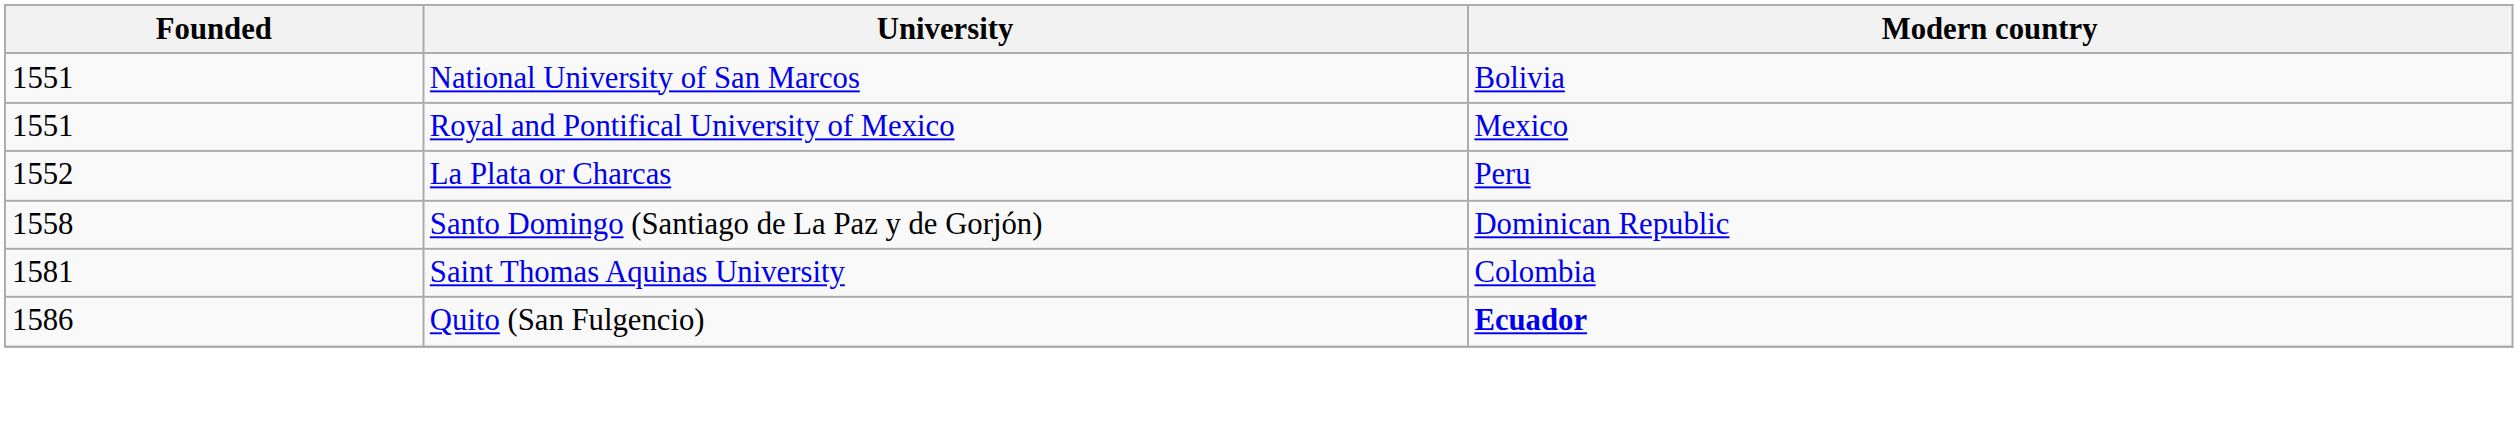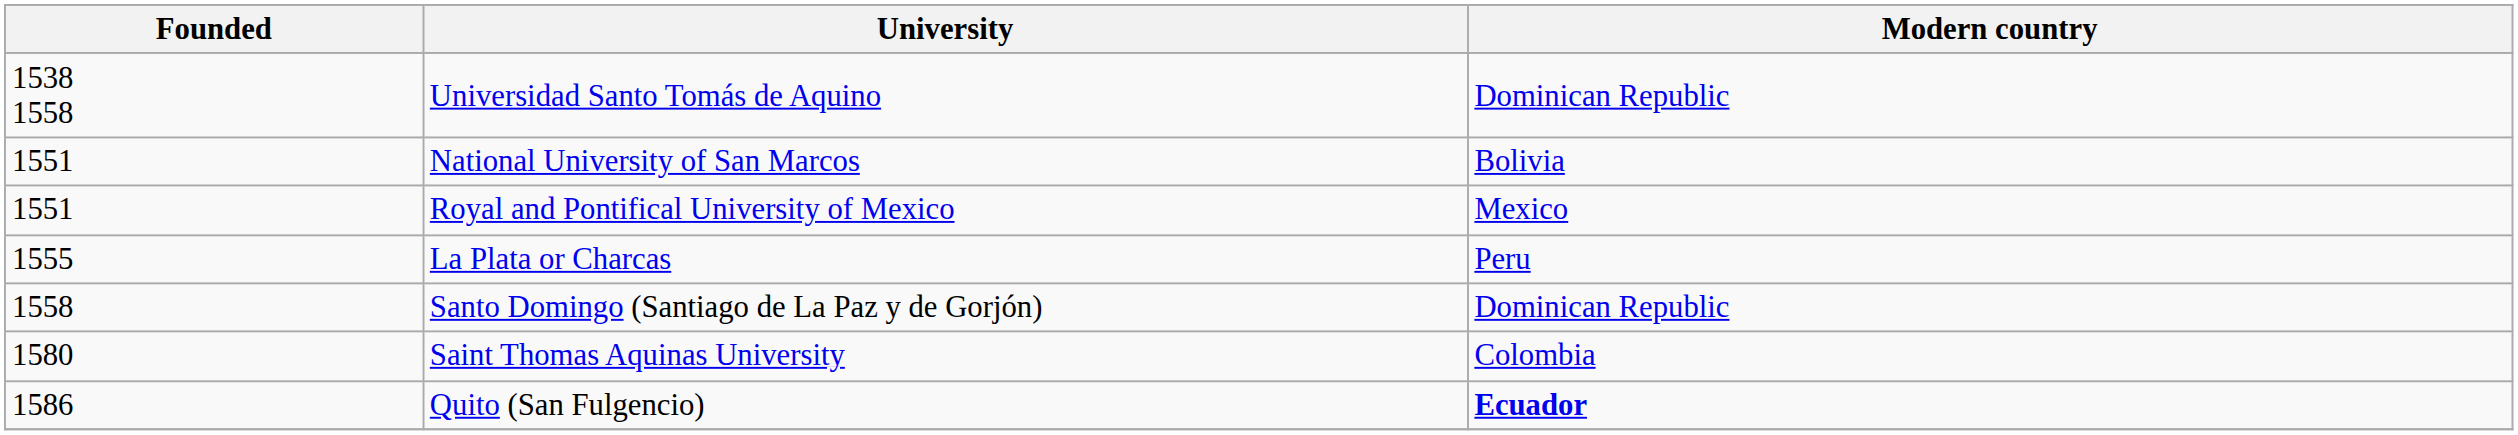+ row: (655, 94)
(43, 175) 1552 -> (43, 258) 1555
(43, 272) 1581 -> (43, 355) 1580
